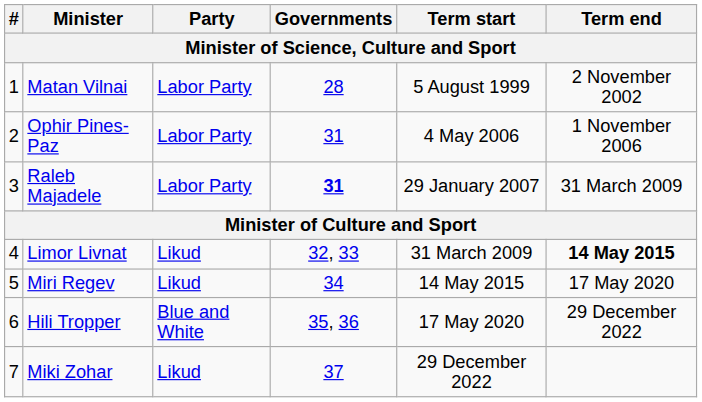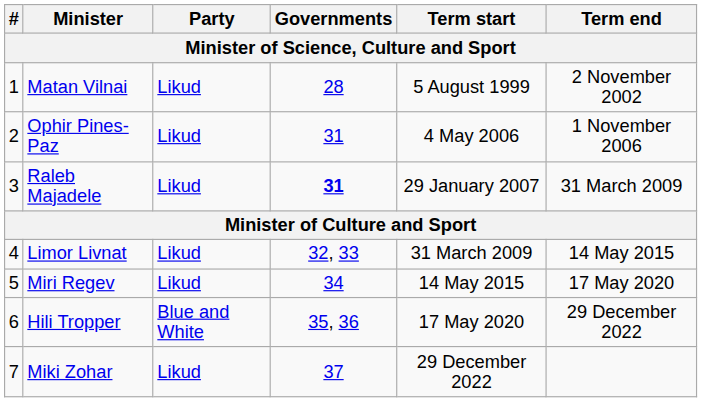(204, 87) Labor Party -> (179, 87) Likud
(204, 136) Labor Party -> (179, 136) Likud
(204, 185) Labor Party -> (179, 185) Likud
(622, 254) bold -> (622, 254) normal
